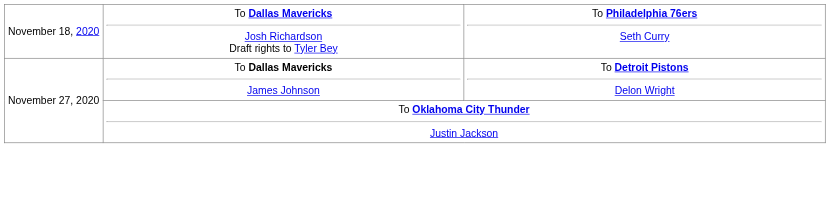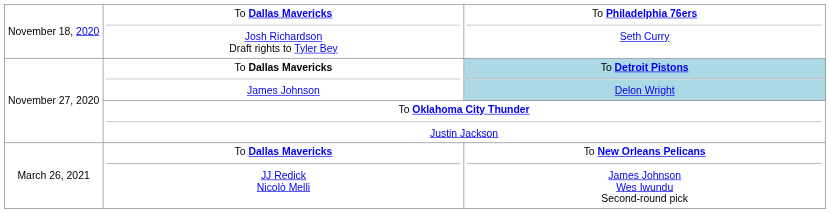(645, 79) no background -> (645, 79) lightblue background
+ row: (283, 169)
